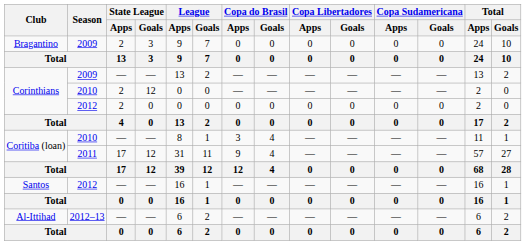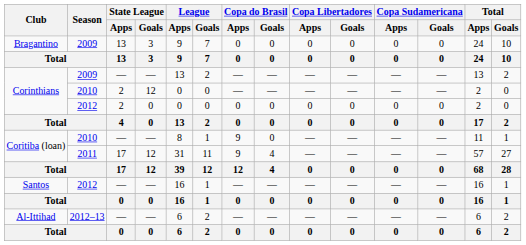(121, 43) 2 -> (121, 43) 13
(238, 138) 3 -> (238, 138) 9
(272, 138) 4 -> (272, 138) 0
